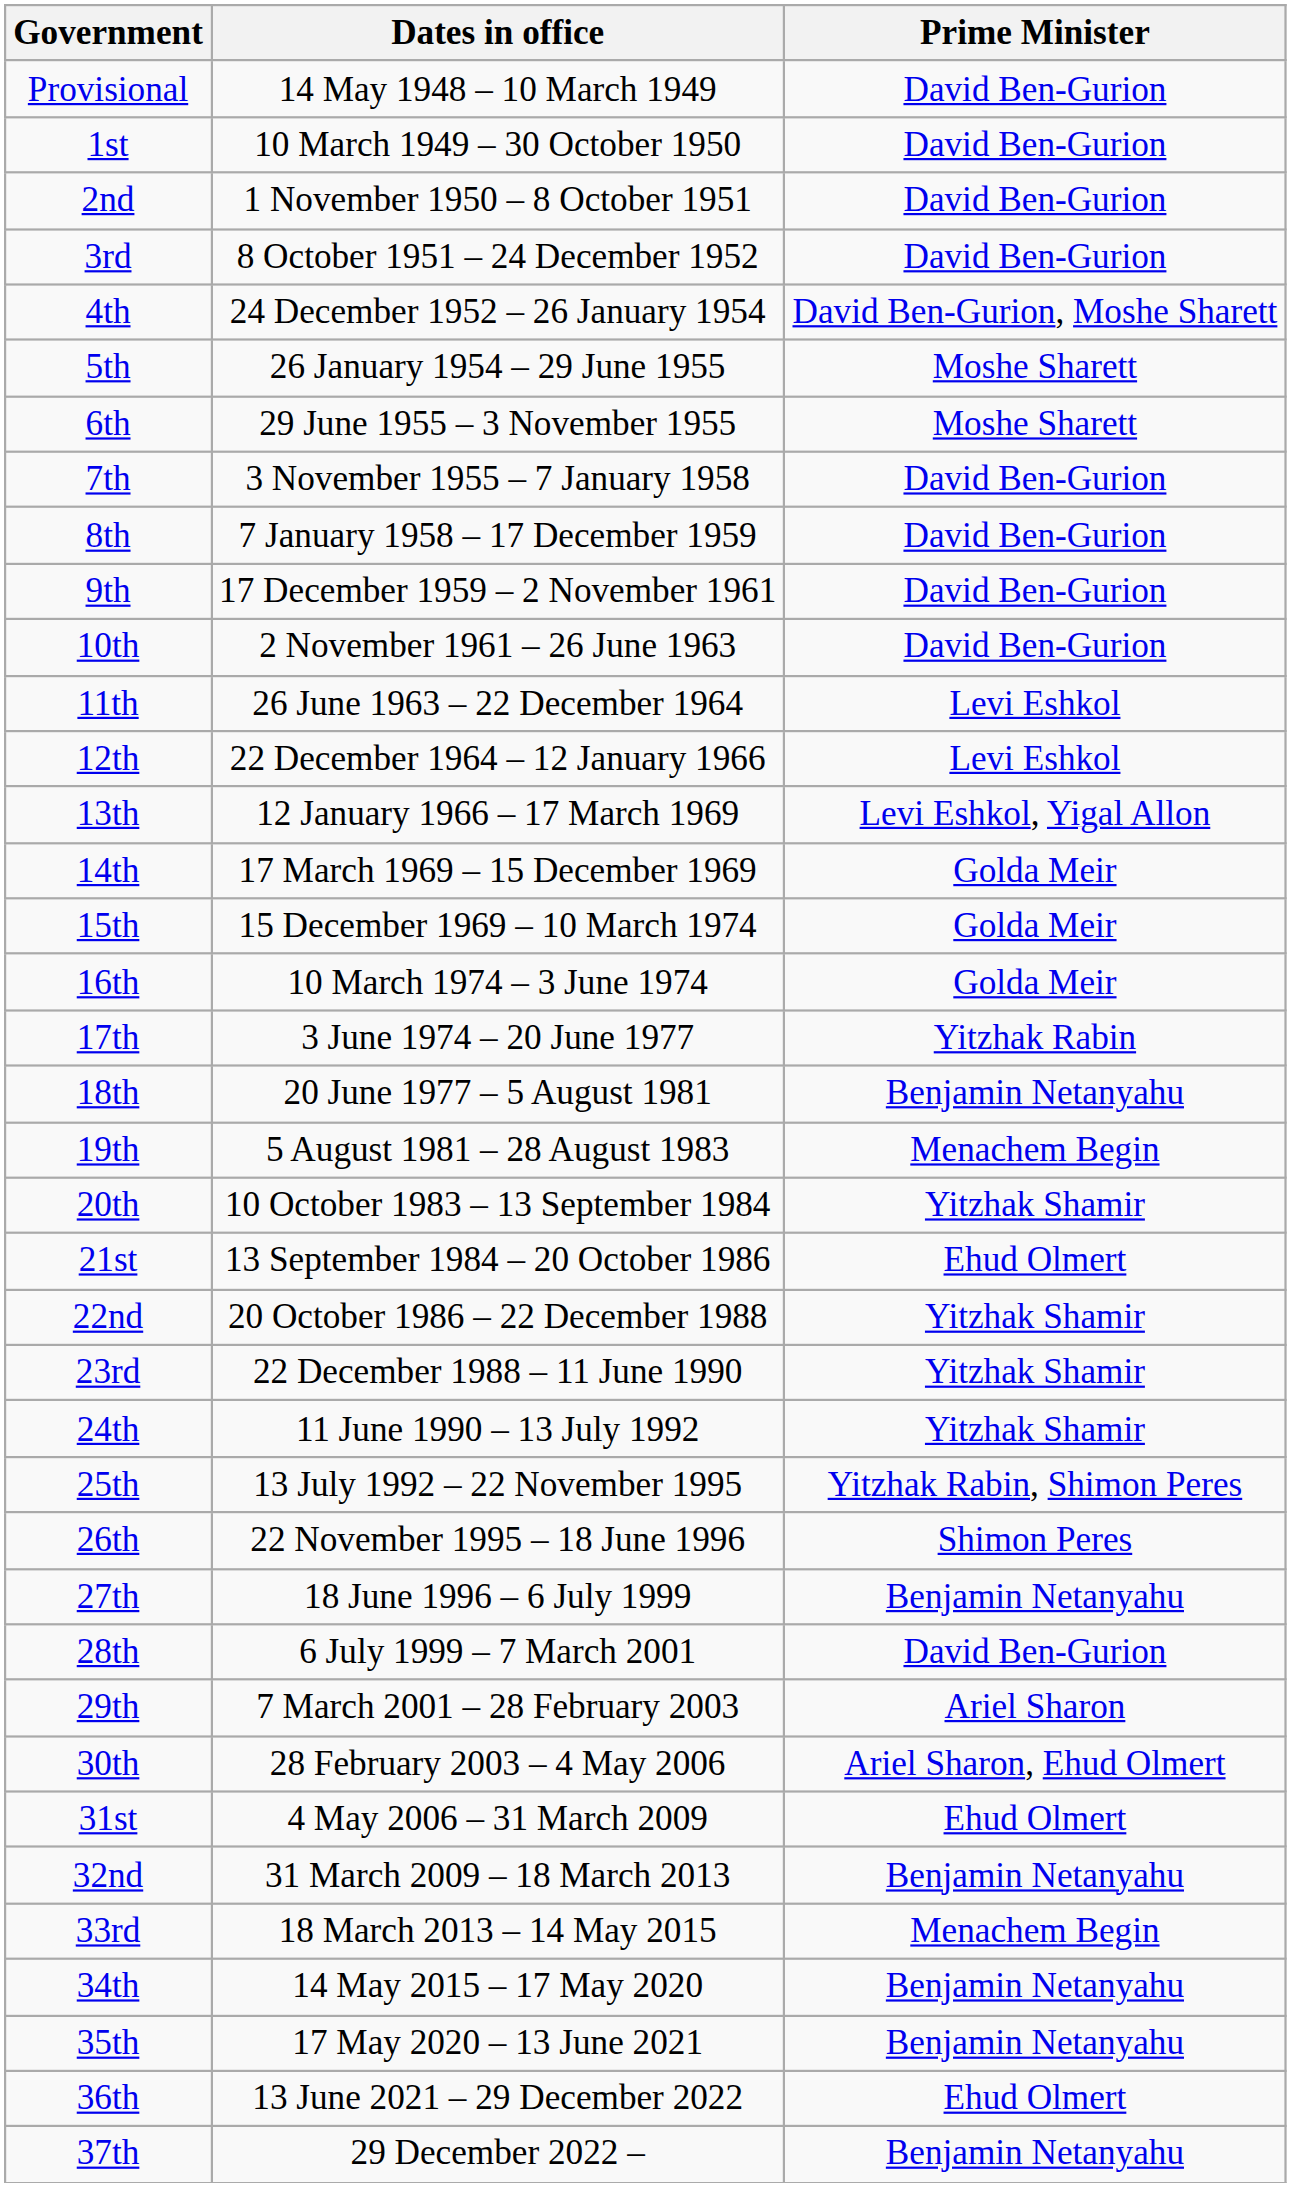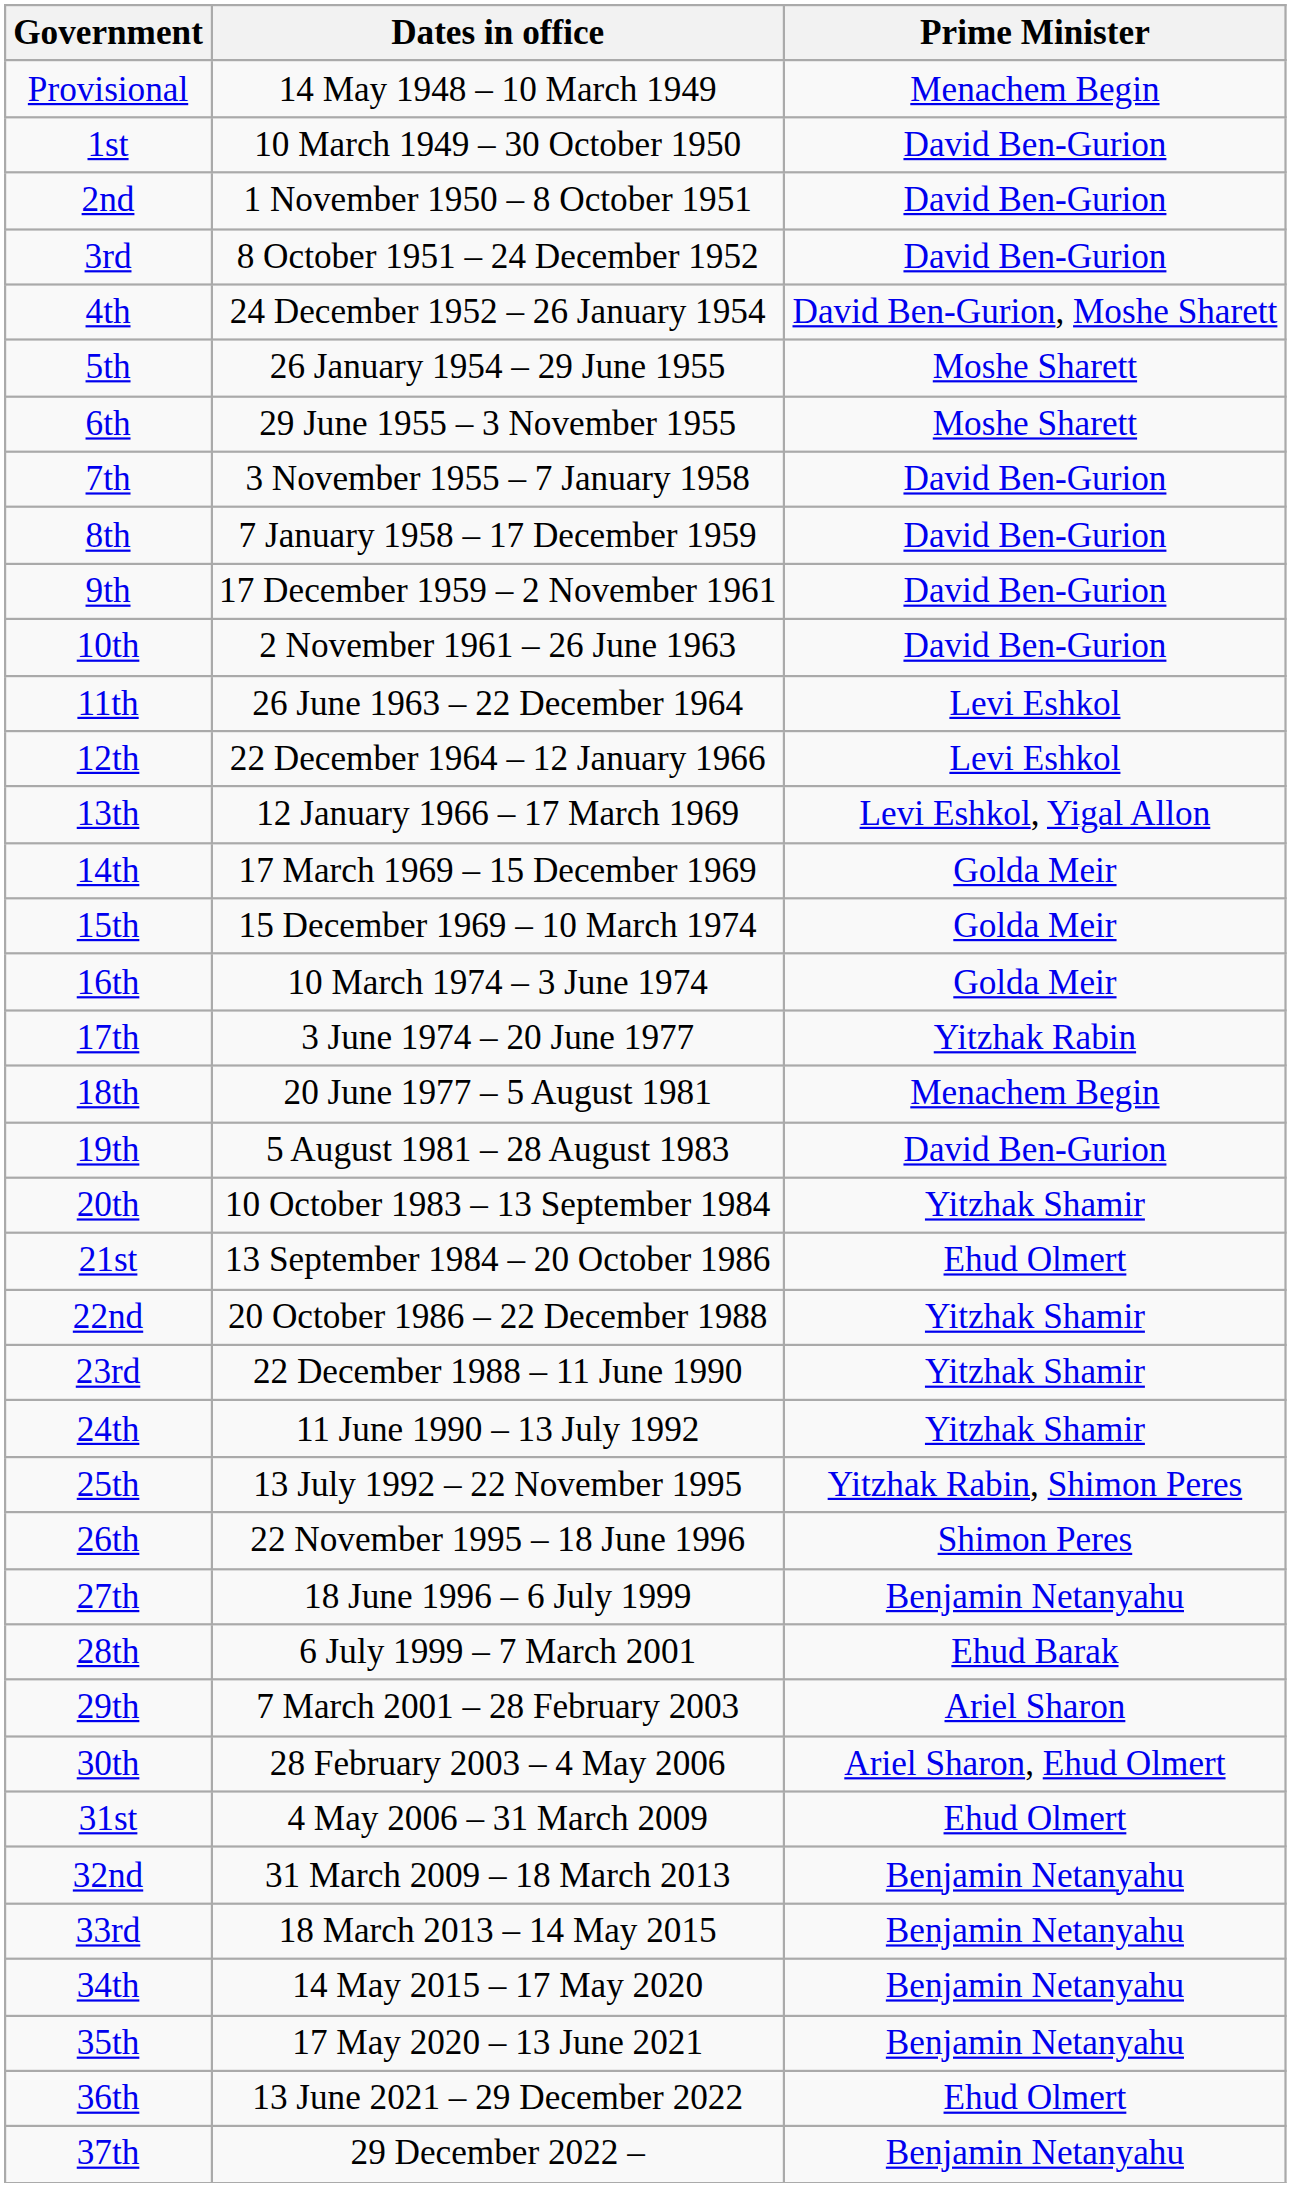(1035, 88) David Ben-Gurion -> (1035, 88) Menachem Begin
(1035, 1093) Benjamin Netanyahu -> (1035, 1093) Menachem Begin
(1035, 1148) Menachem Begin -> (1035, 1148) David Ben-Gurion
(1035, 1651) David Ben-Gurion -> (1035, 1651) Ehud Barak
(1035, 1930) Menachem Begin -> (1035, 1930) Benjamin Netanyahu
